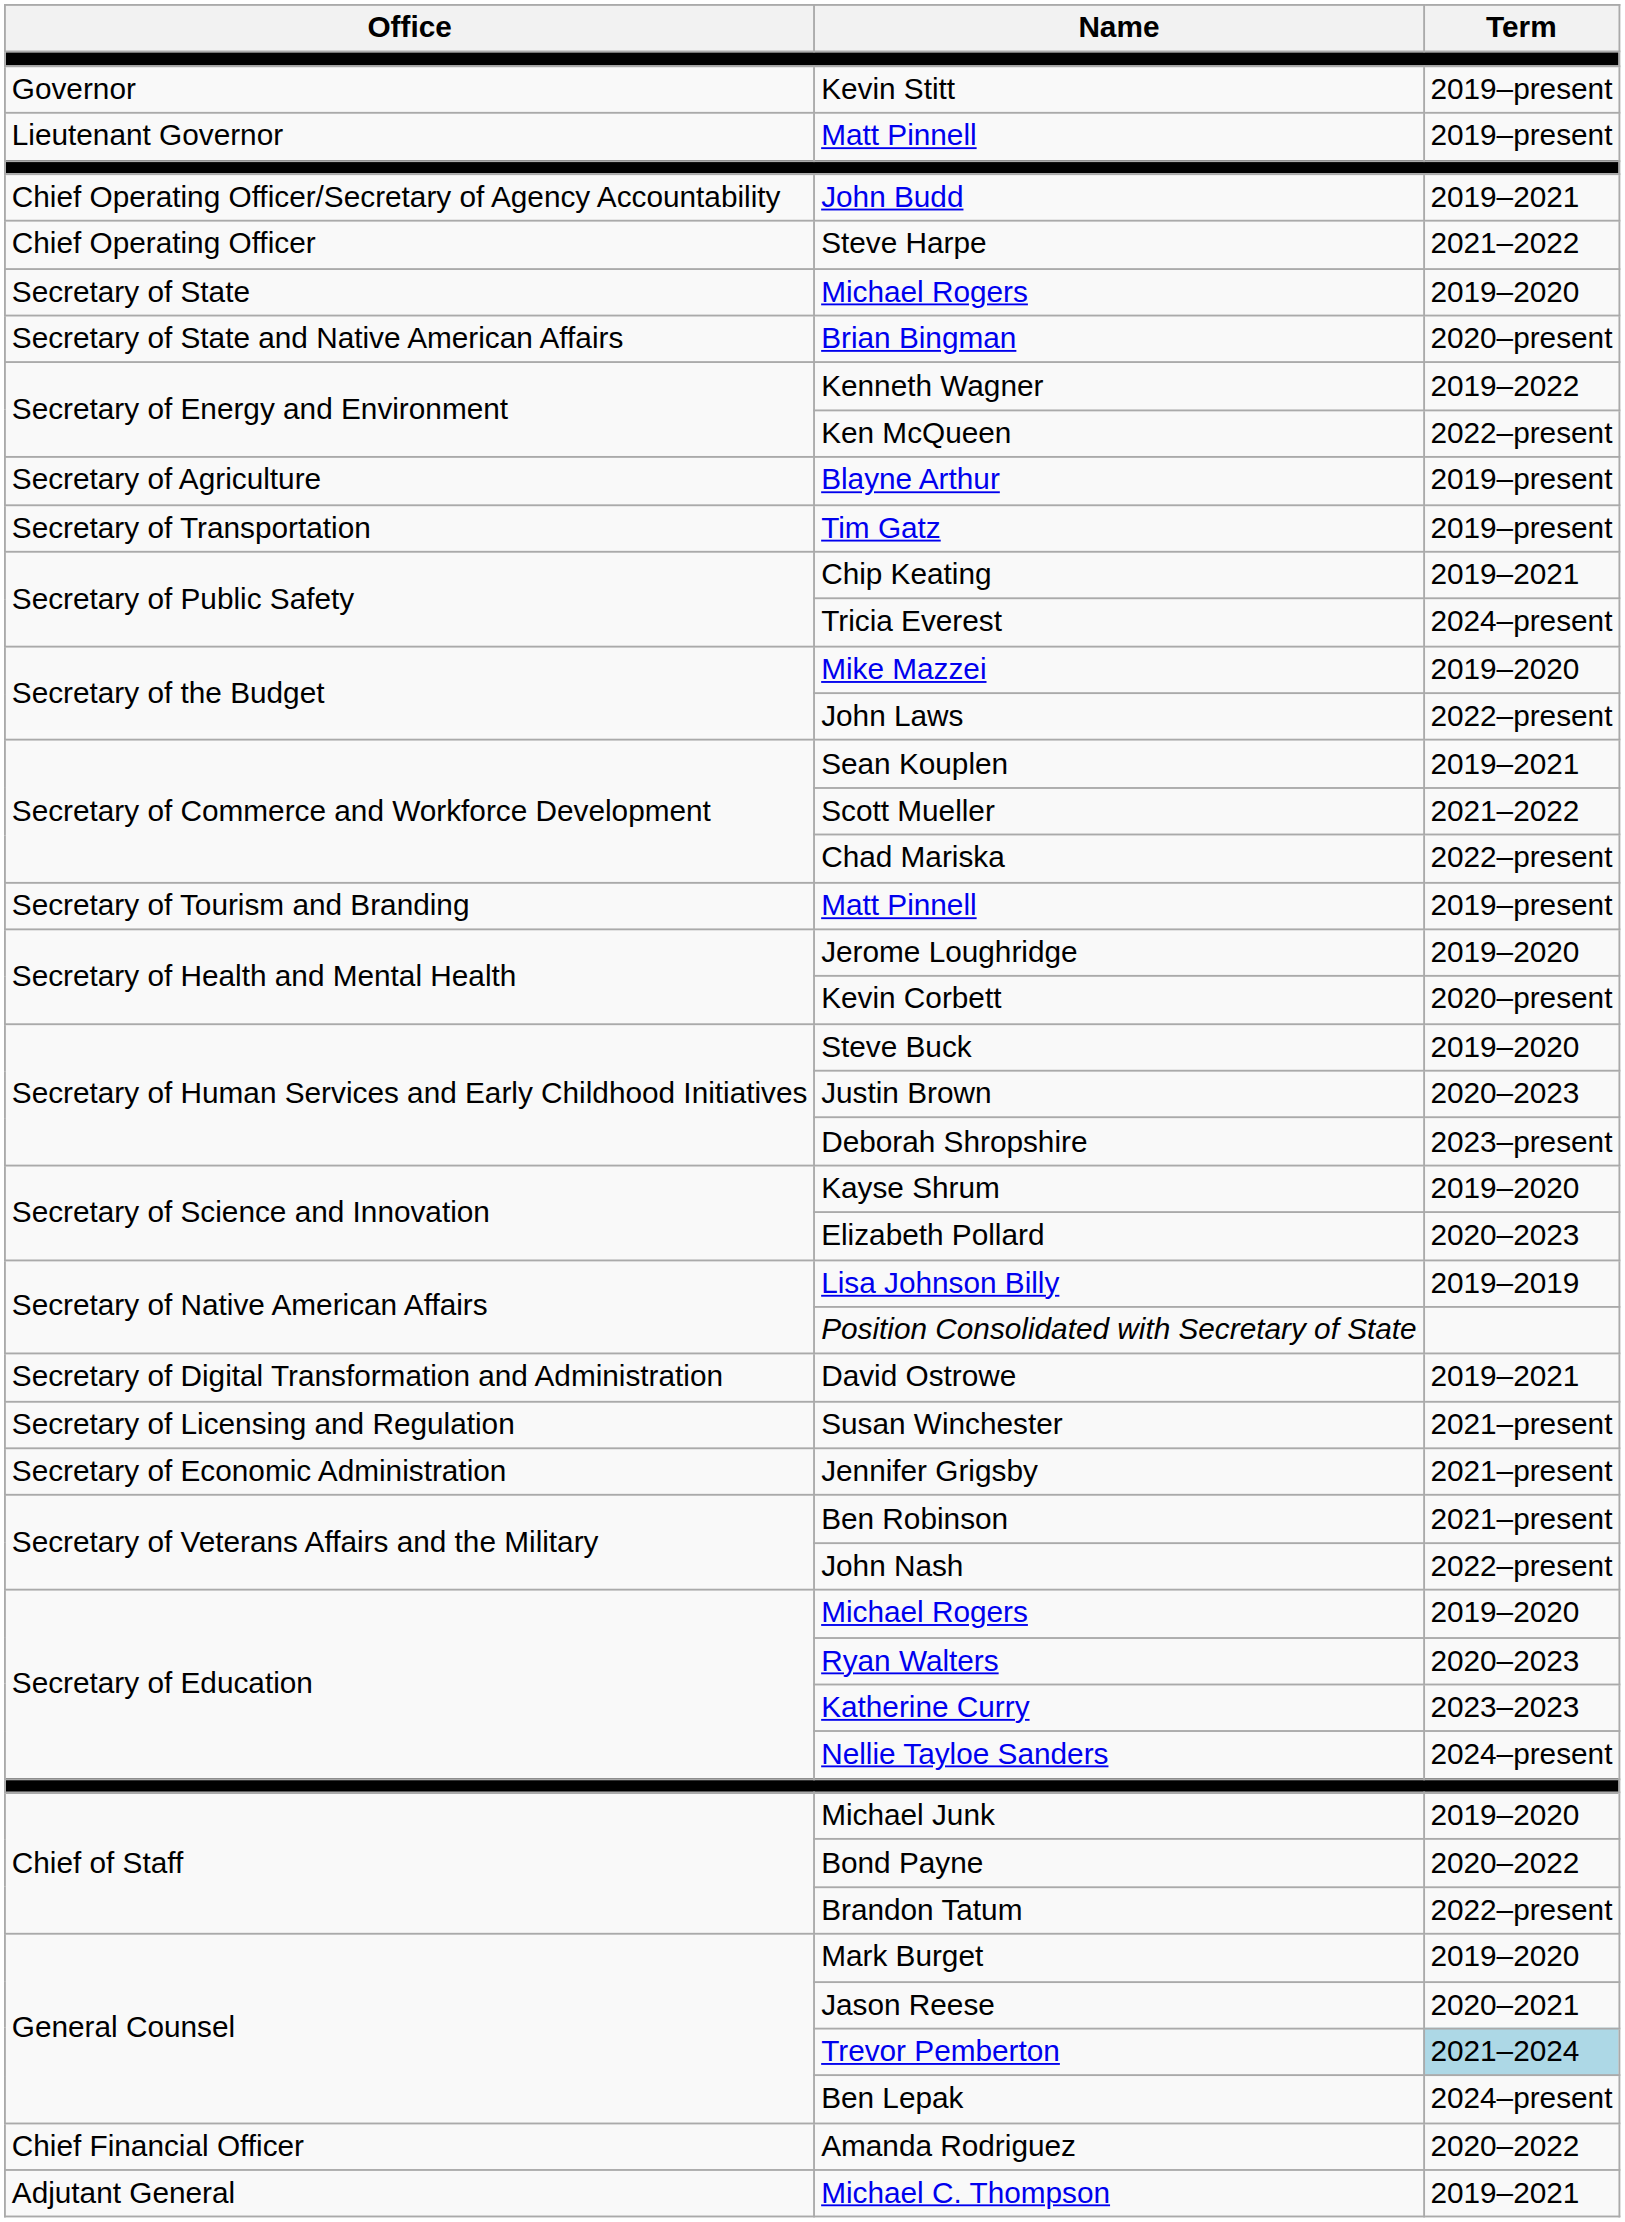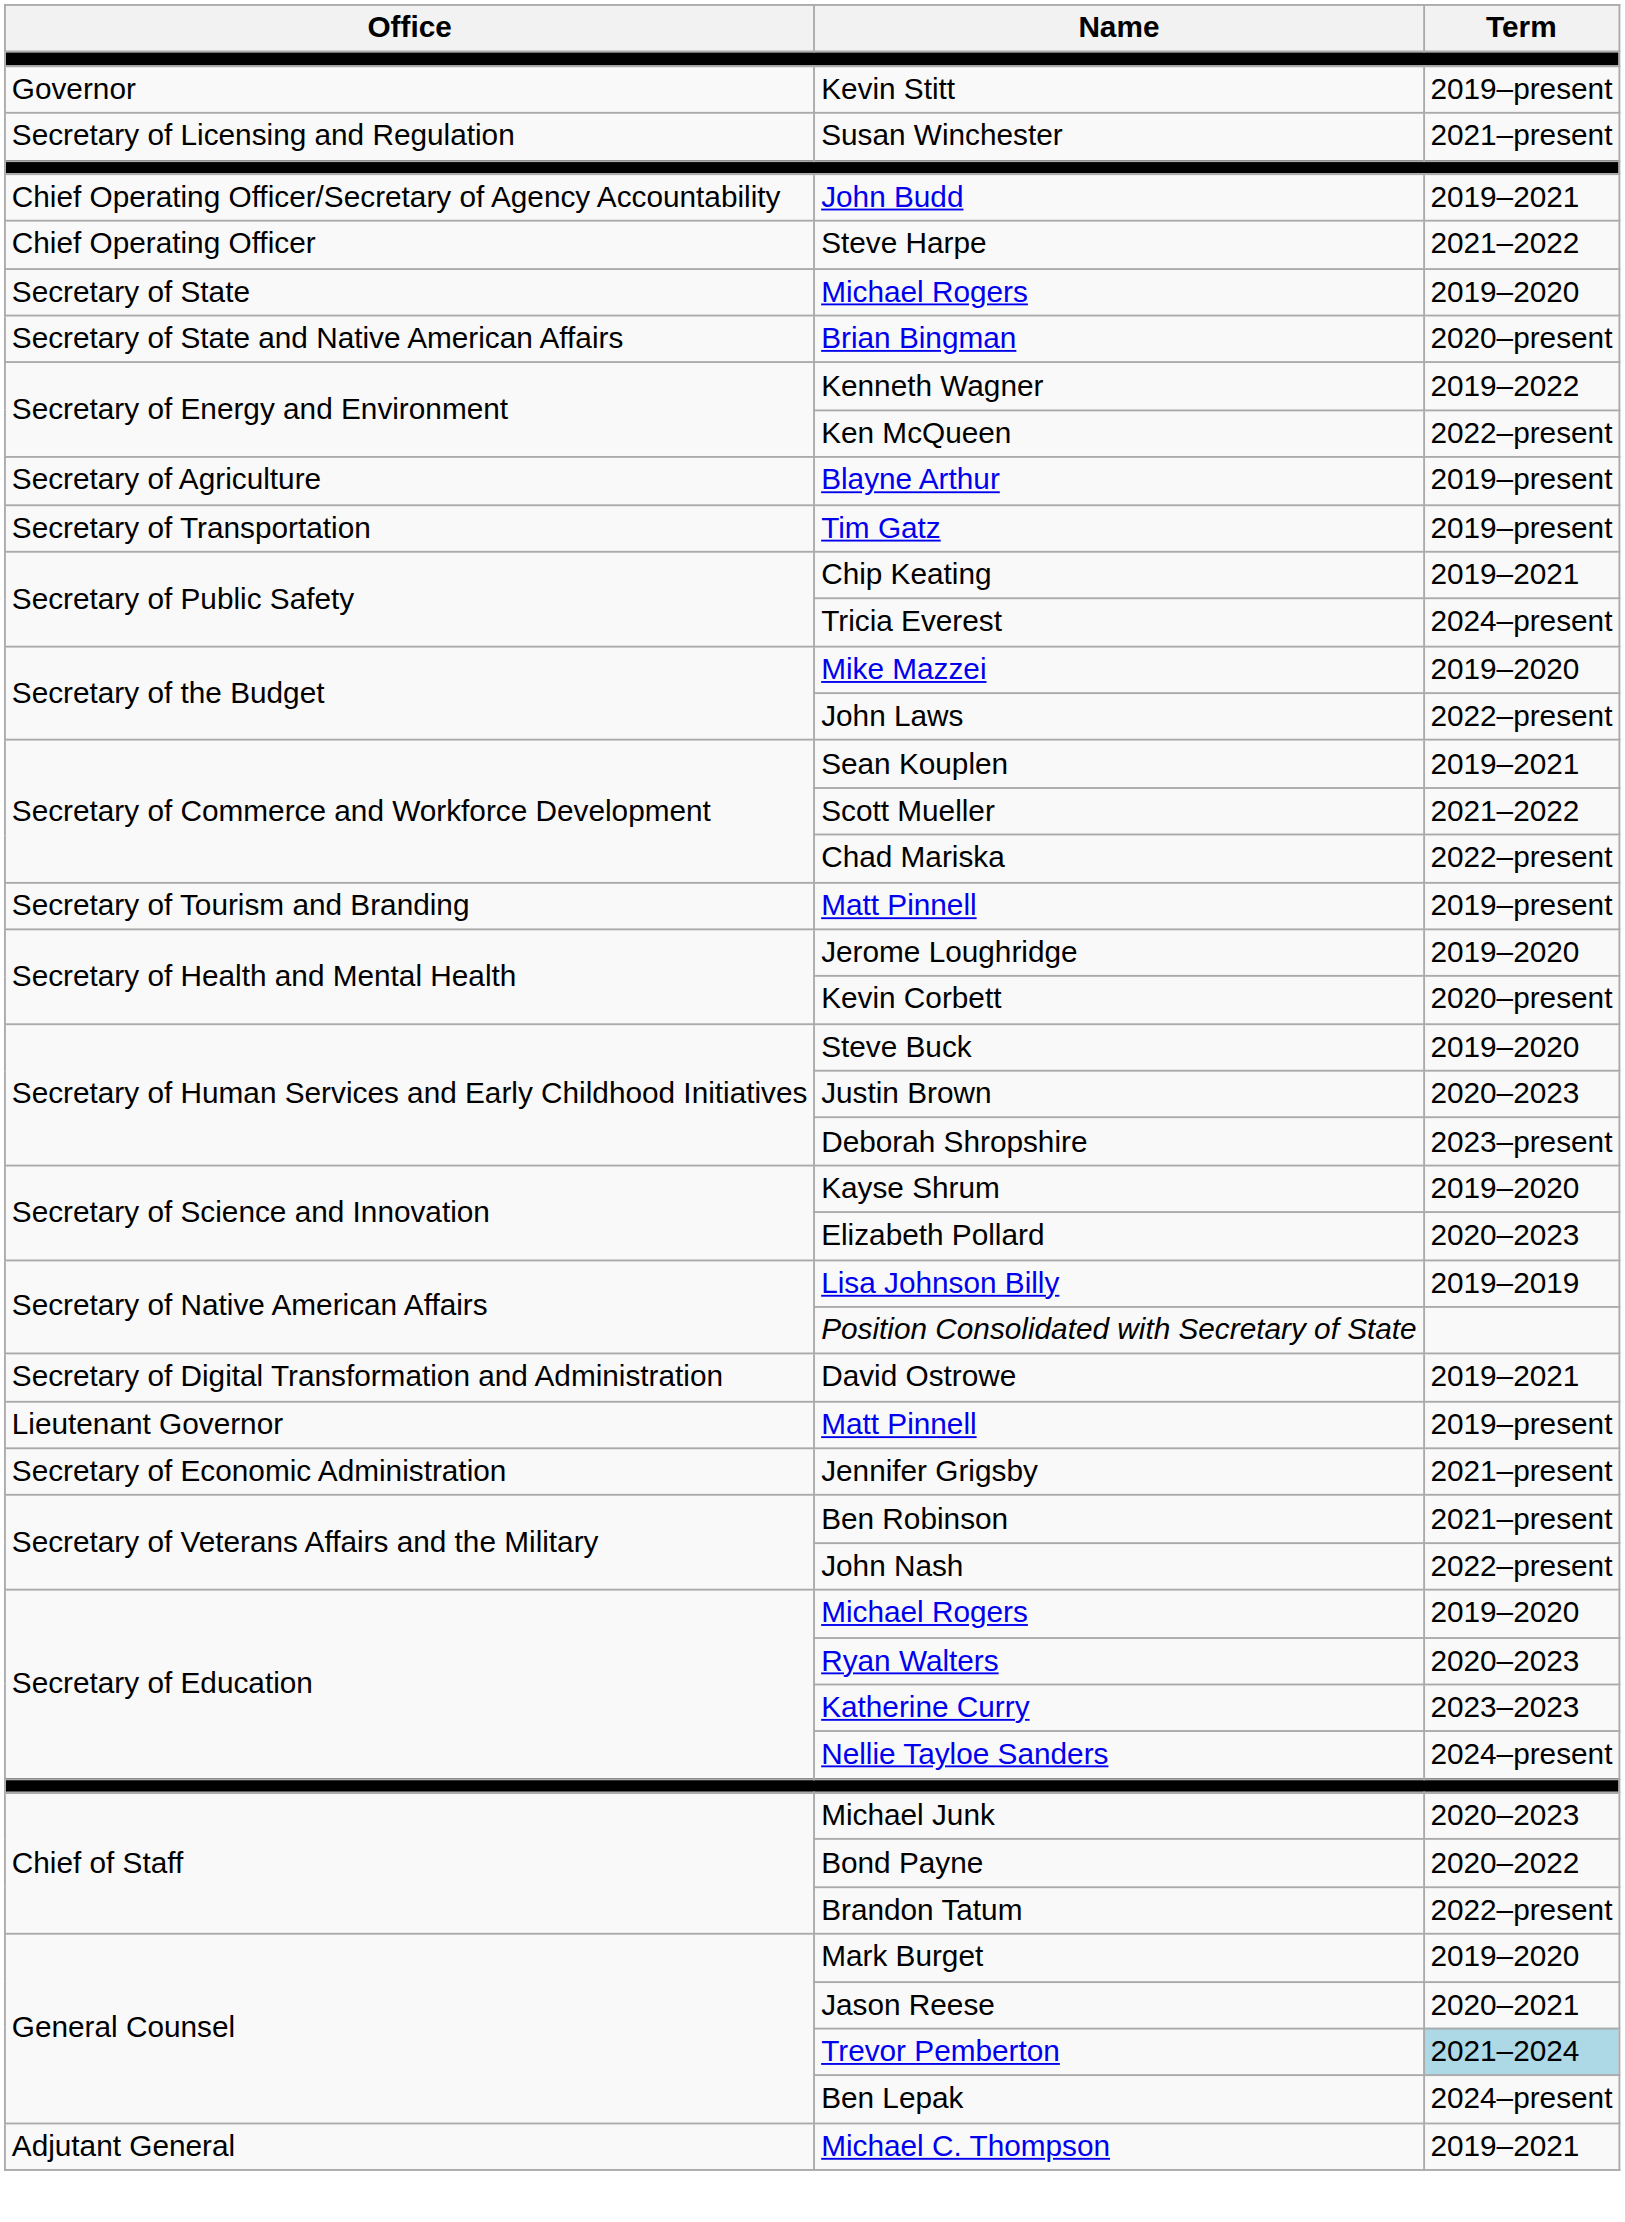rows swapped: (147, 136) <-> (263, 1424)
(1505, 1815) 2019–2020 -> (1505, 1815) 2020–2023
- row: (158, 2145)
